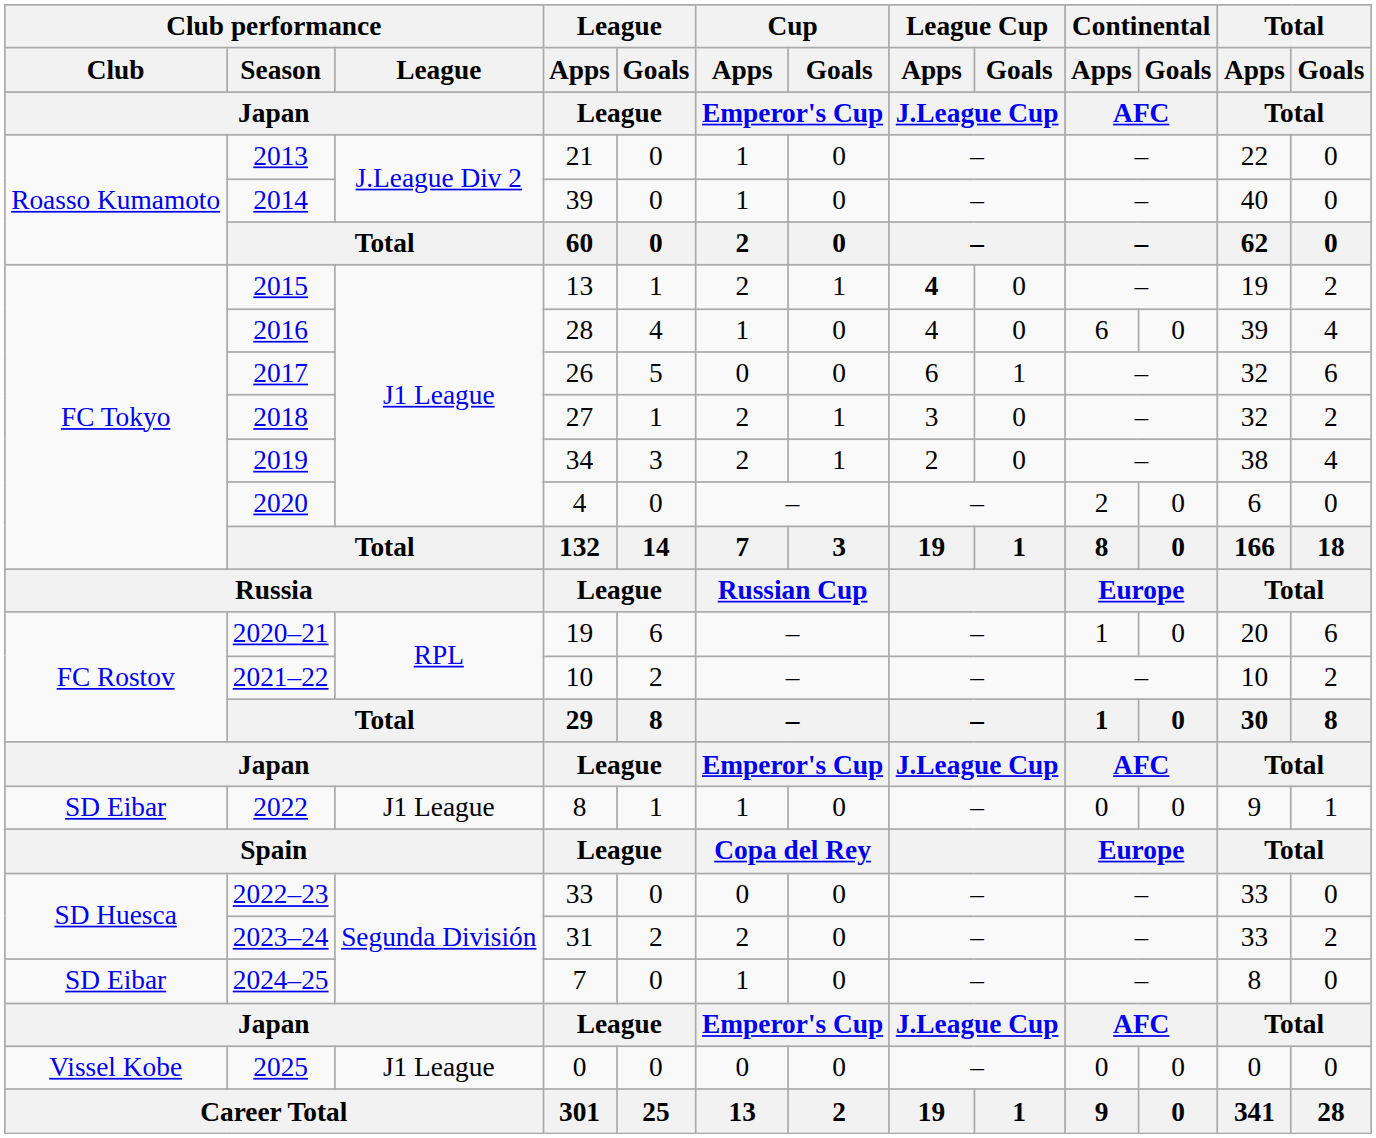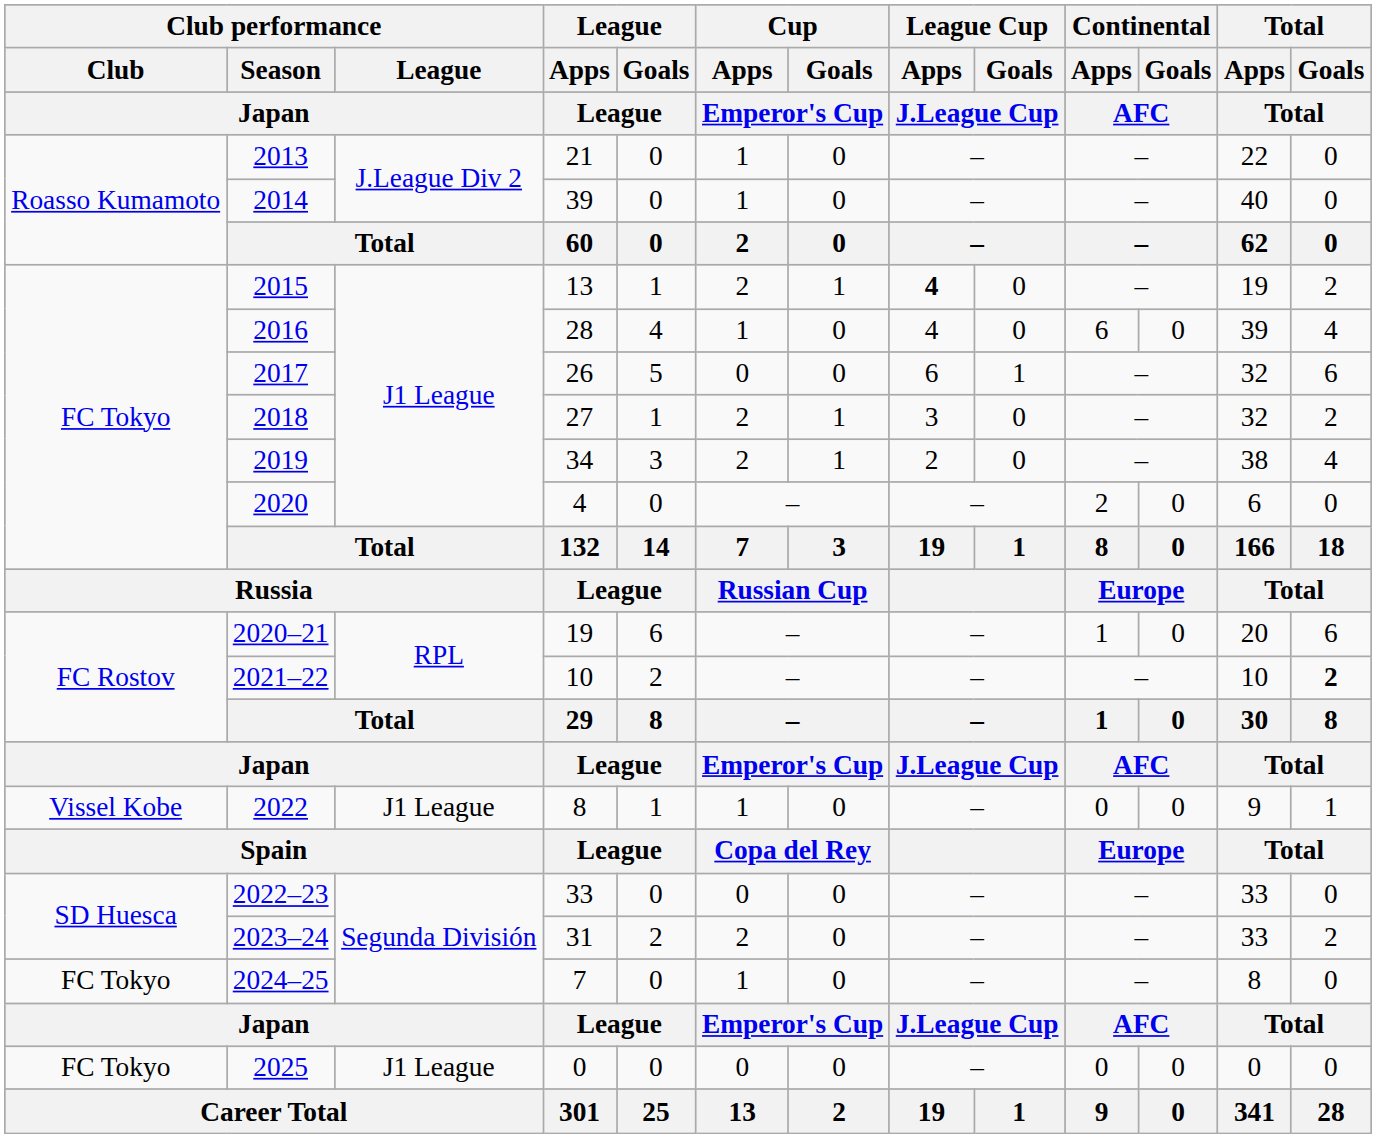(1331, 677) normal -> (1331, 677) bold
(116, 807) SD Eibar -> (116, 807) Vissel Kobe
(116, 980) SD Eibar -> (116, 980) FC Tokyo
(116, 1067) Vissel Kobe -> (116, 1067) FC Tokyo
